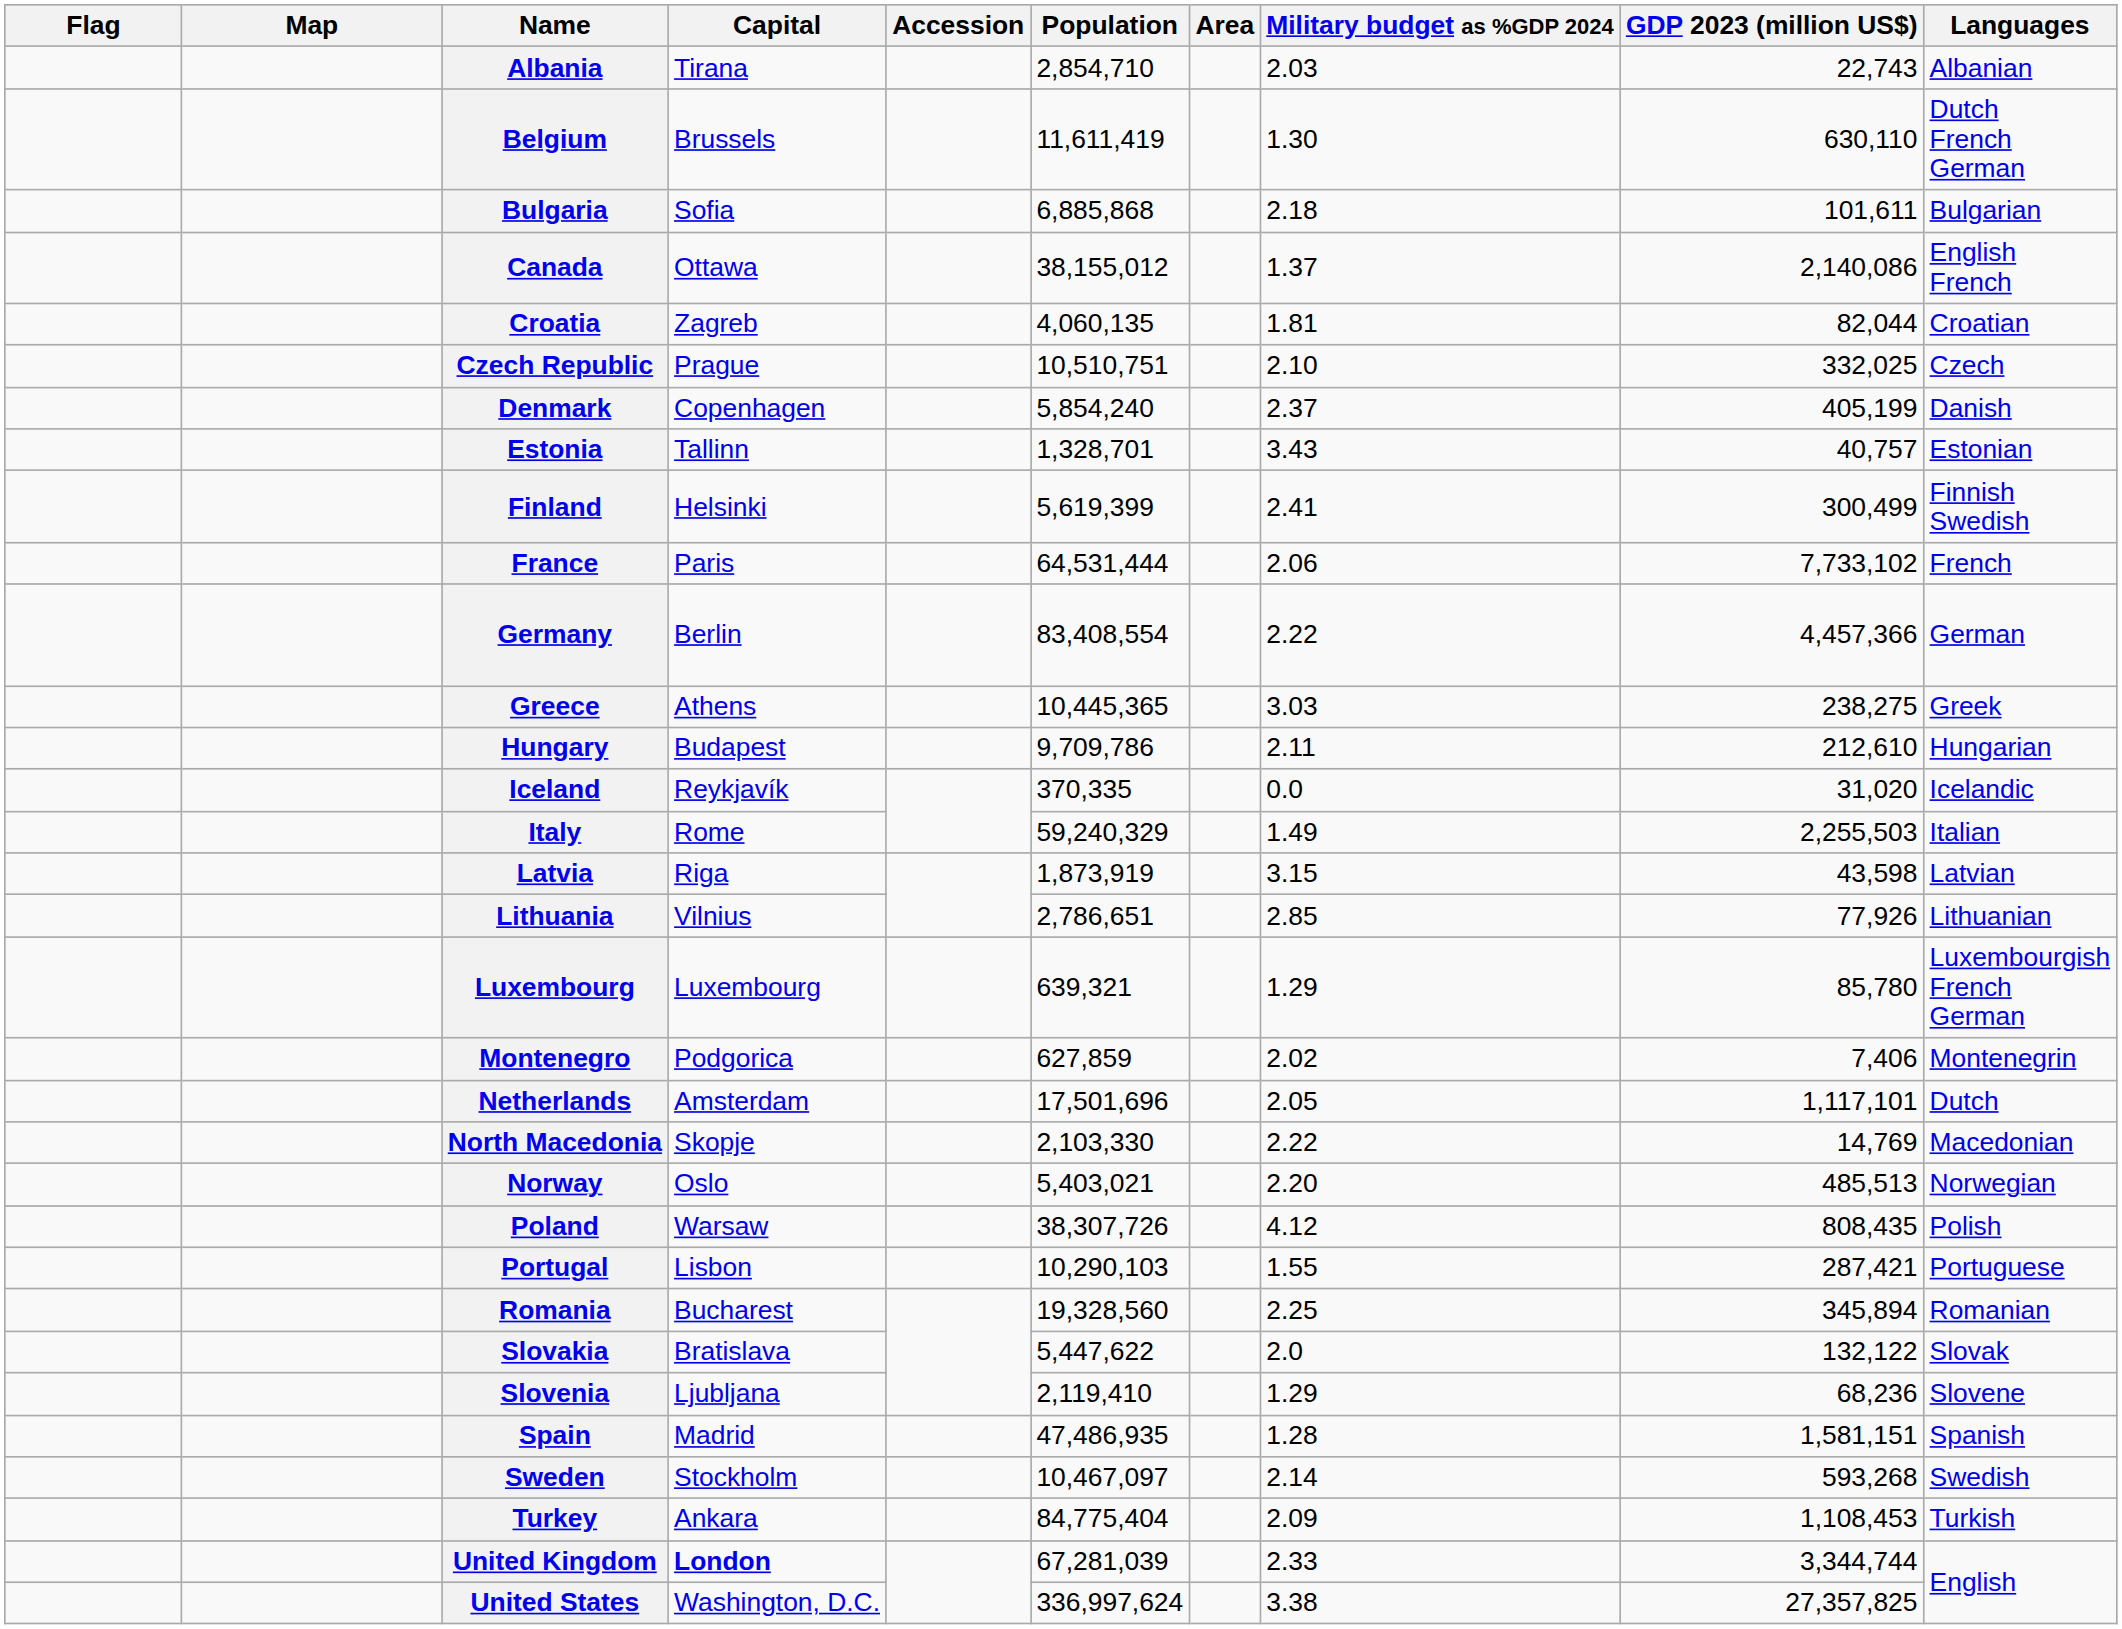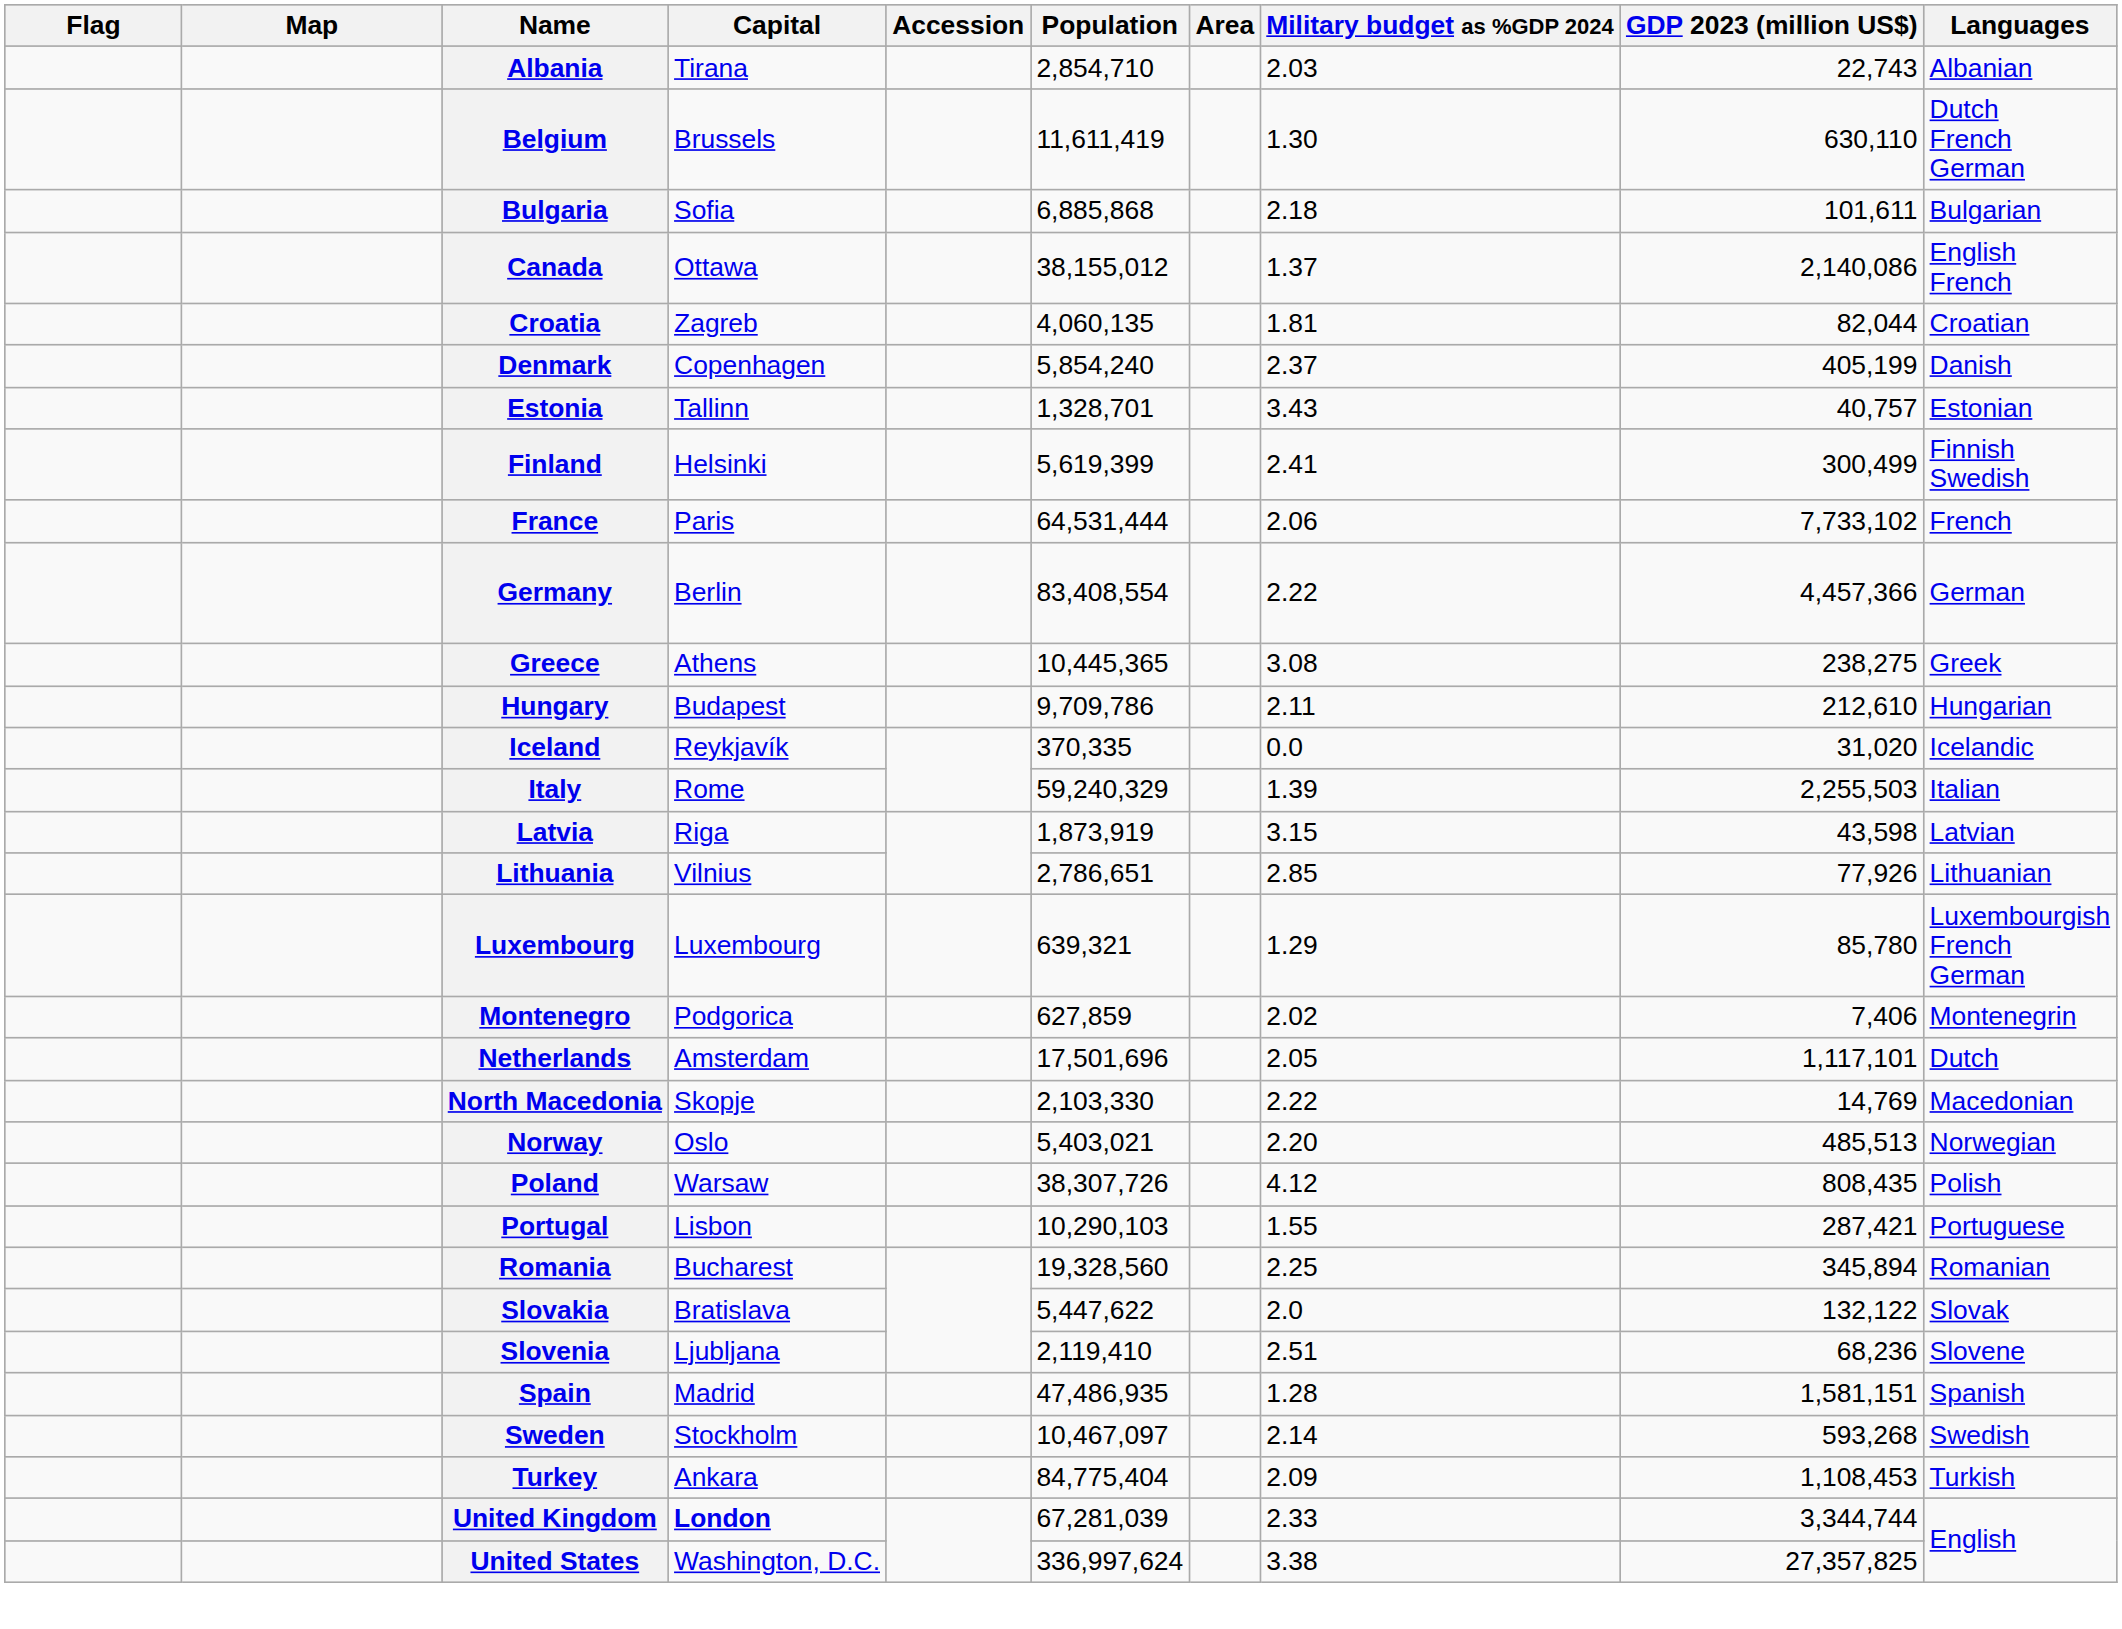- row: (555, 365)
(1292, 706) 3.03 -> (1292, 664) 3.08
(1292, 831) 1.49 -> (1292, 789) 1.39
(1292, 1393) 1.29 -> (1292, 1351) 2.51
